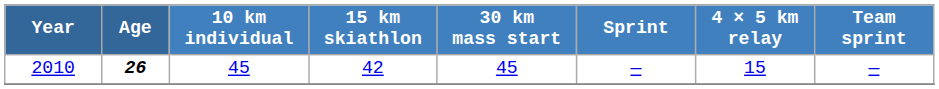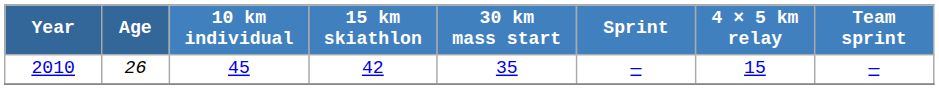(135, 70) bold -> (135, 70) normal
(507, 70) 45 -> (507, 70) 35
